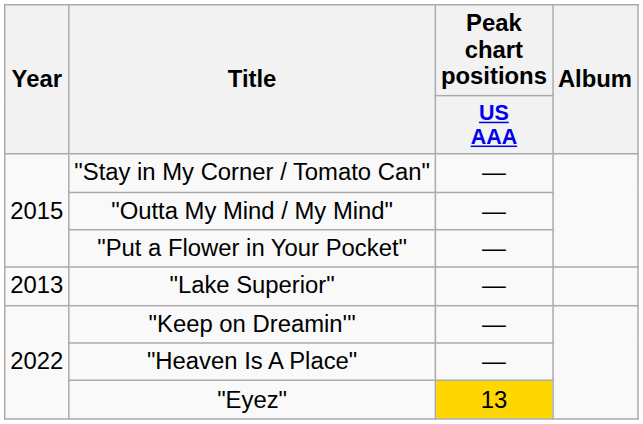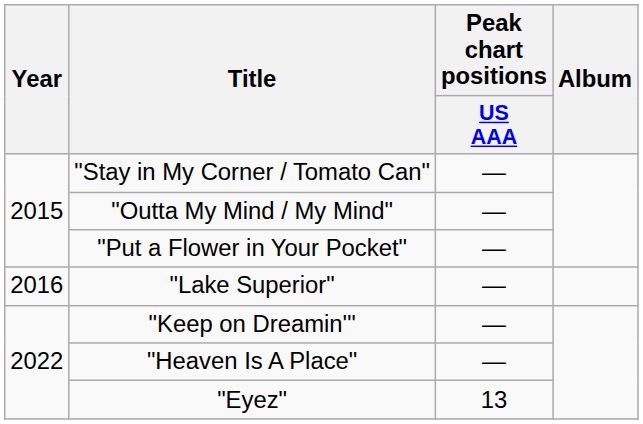(37, 286) 2013 -> (37, 286) 2016
(494, 399) gold background -> (494, 399) no background
